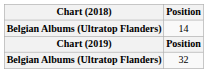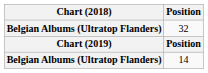rows swapped: (184, 28) <-> (184, 60)
